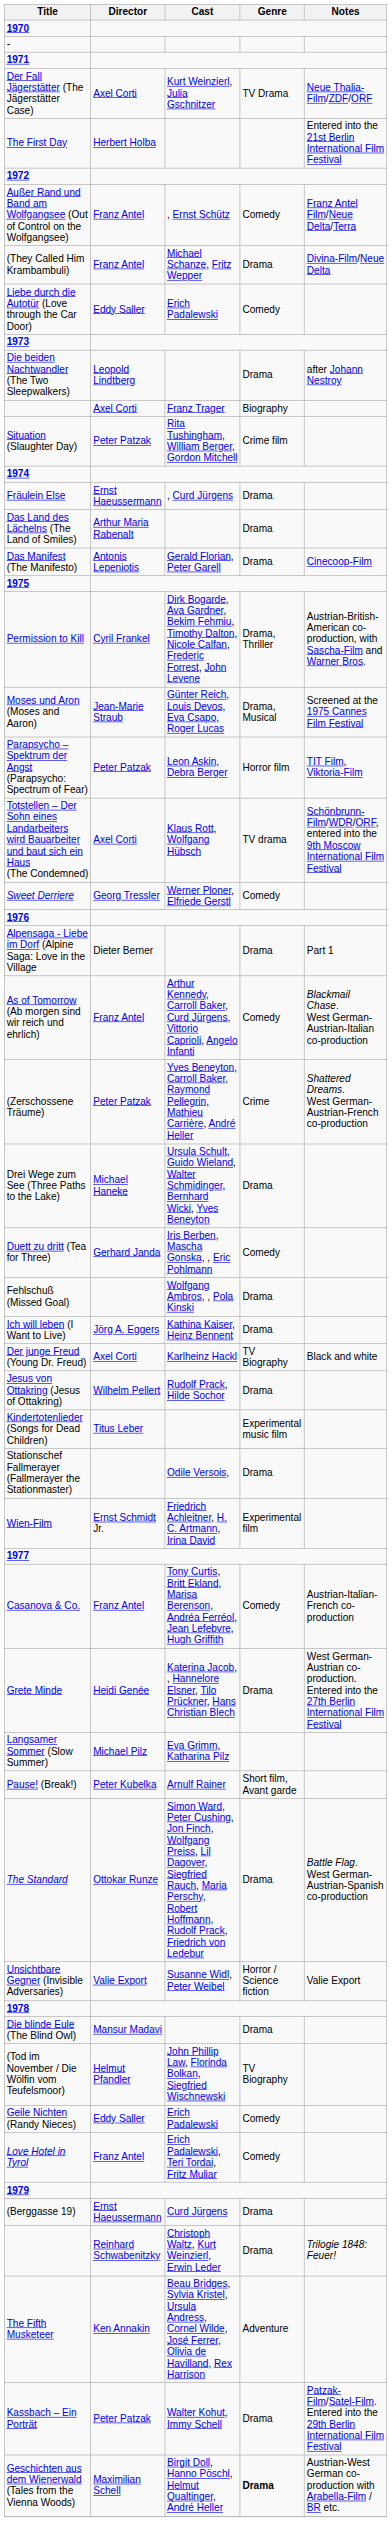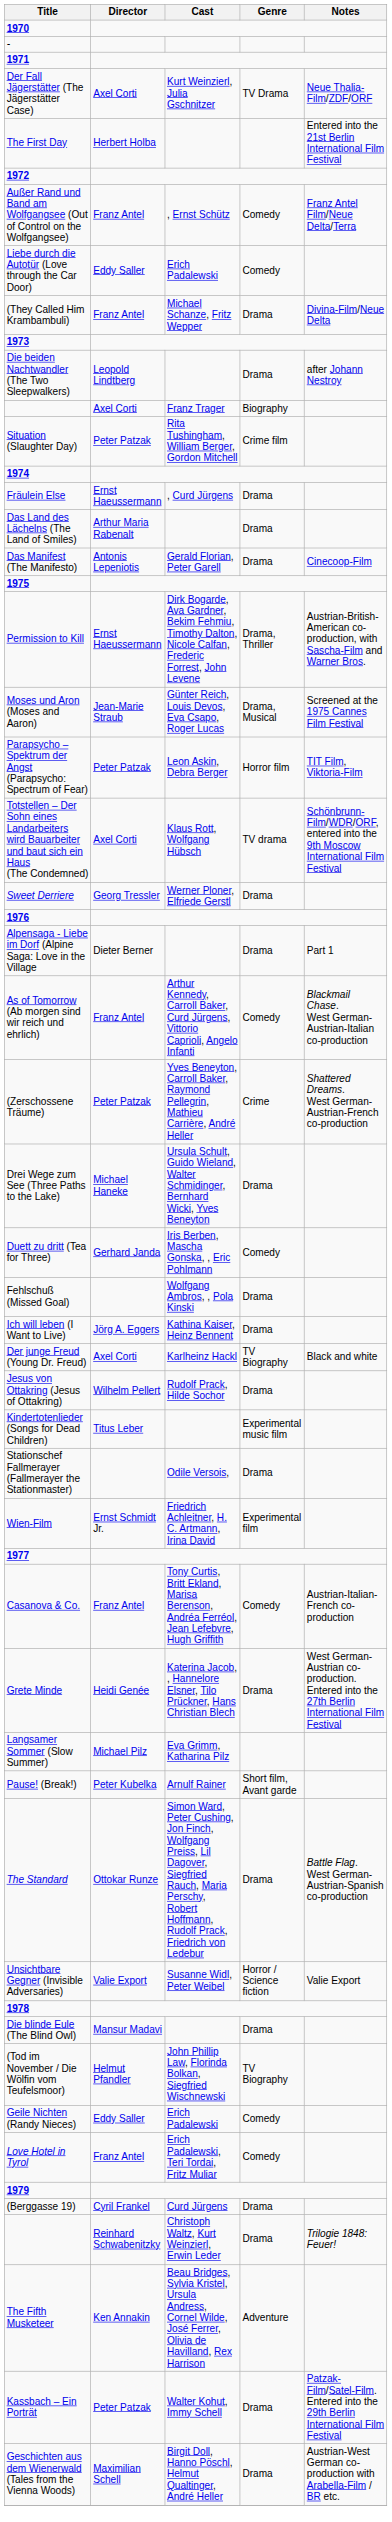rows swapped: (42, 309) <-> (46, 265)
(121, 639) Cyril Frankel -> (127, 639) Ernst Haeussermann
(261, 896) Comedy -> (258, 896) Drama
(127, 2212) Ernst Haeussermann -> (121, 2206) Cyril Frankel
(258, 2486) bold -> (258, 2474) normal
